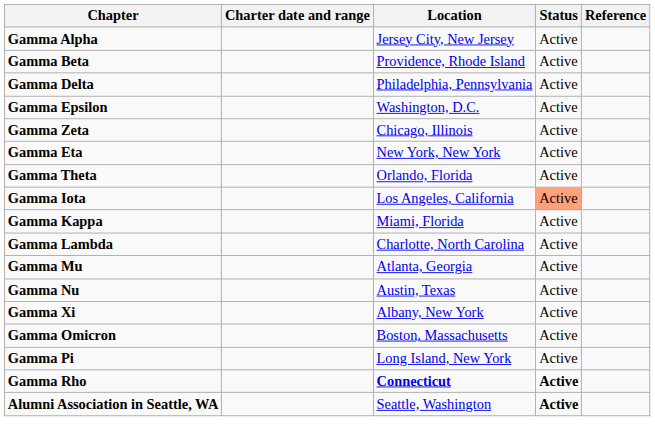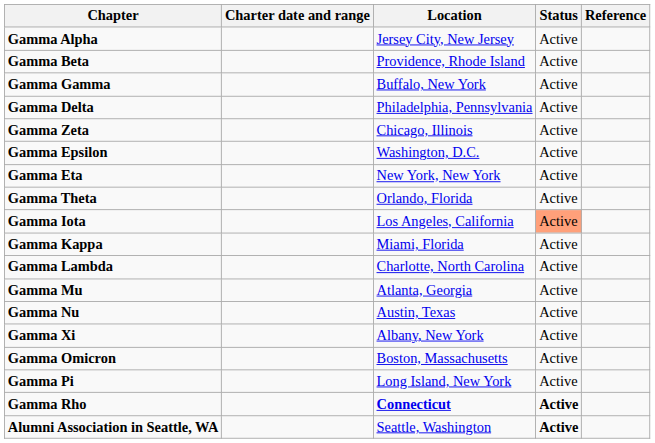+ row: (59, 84)
rows swapped: (58, 107) <-> (48, 130)
